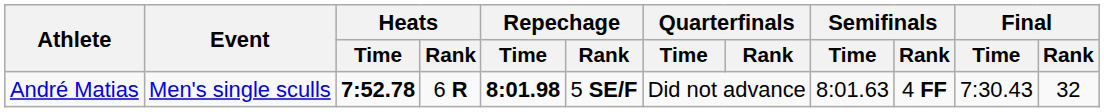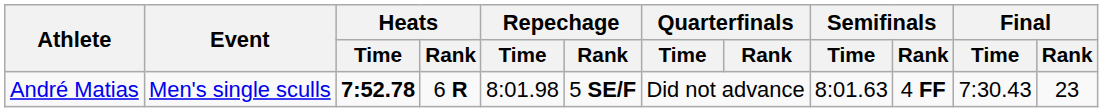(523, 90) bold -> (523, 90) normal
(1068, 90) 32 -> (1067, 90) 23
